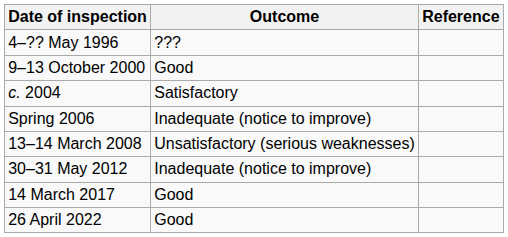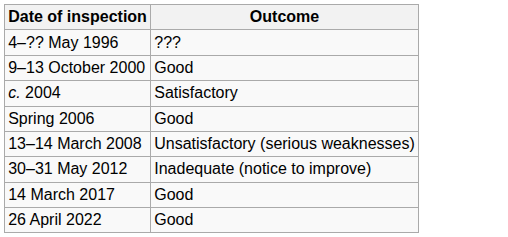- column: (461, 17)
(263, 118) Inadequate (notice to improve) -> (174, 118) Good
